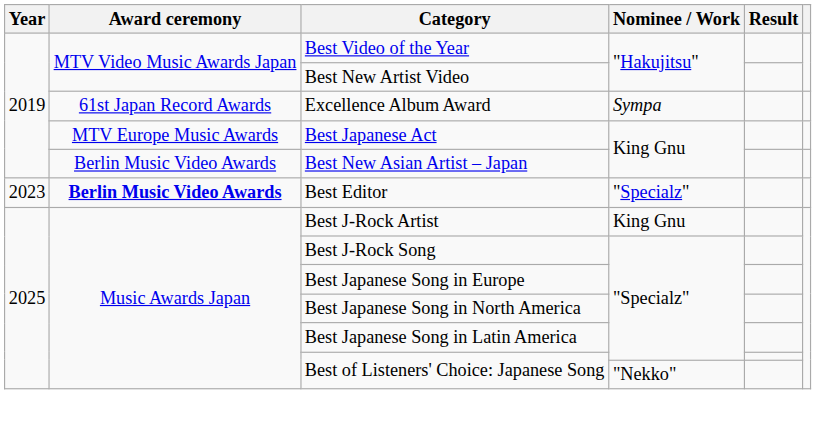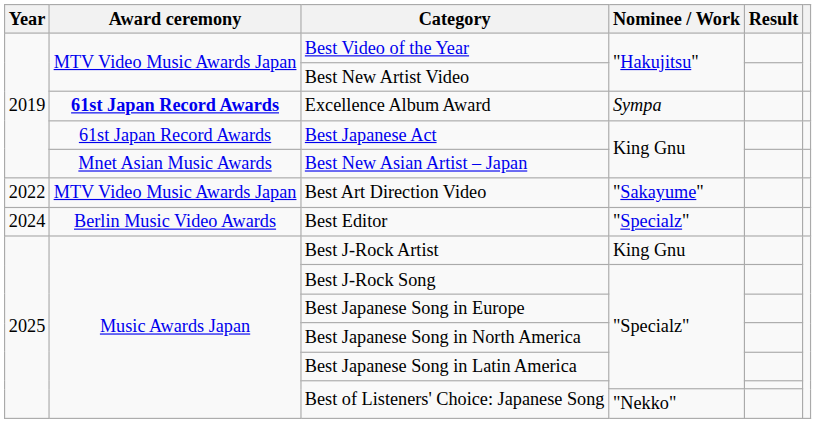(175, 105) normal -> (175, 105) bold
(175, 134) MTV Europe Music Awards -> (175, 134) 61st Japan Record Awards
(175, 163) Berlin Music Video Awards -> (175, 163) Mnet Asian Music Awards
+ row: (396, 192)
(27, 192) 2023 -> (27, 221) 2024
(175, 192) bold -> (175, 221) normal
